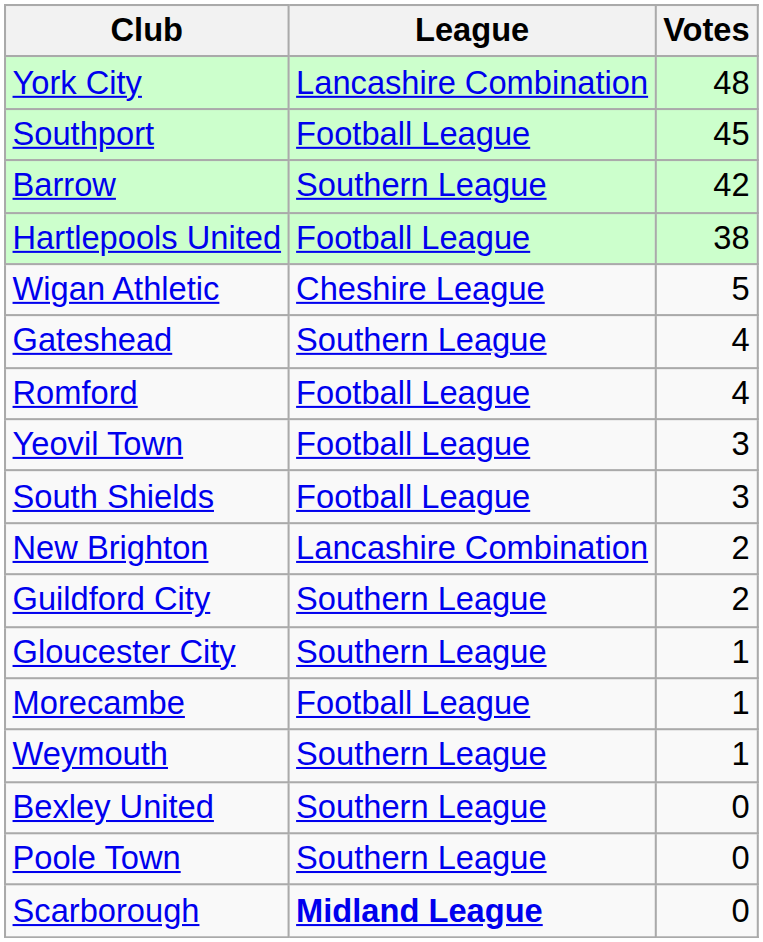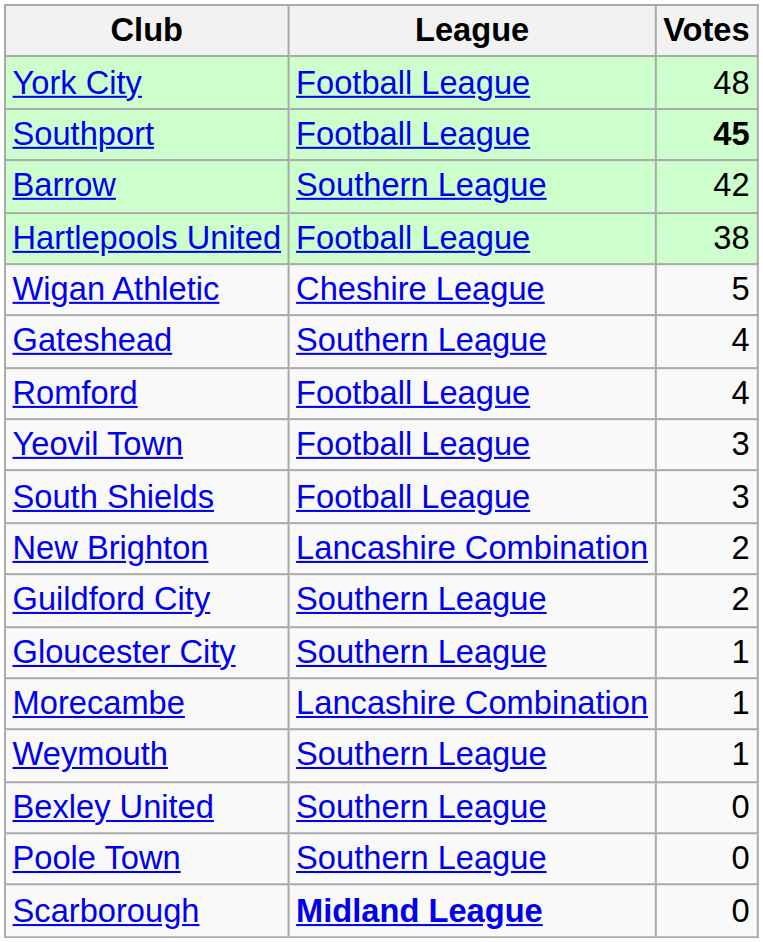(472, 82) Lancashire Combination -> (413, 82) Football League
(731, 133) normal -> (731, 133) bold
(413, 703) Football League -> (472, 703) Lancashire Combination
